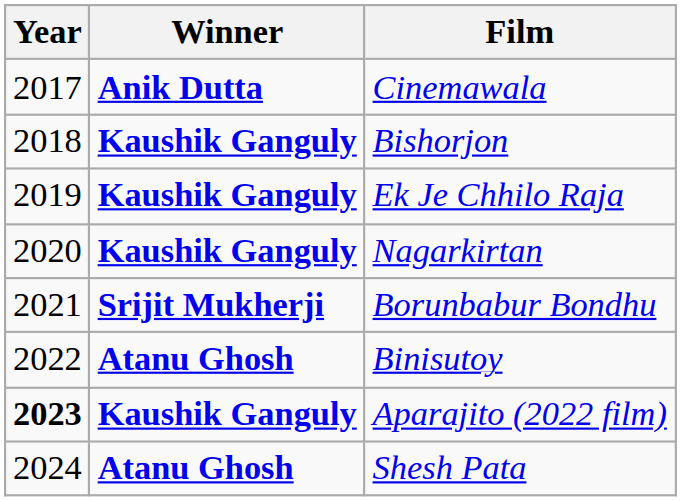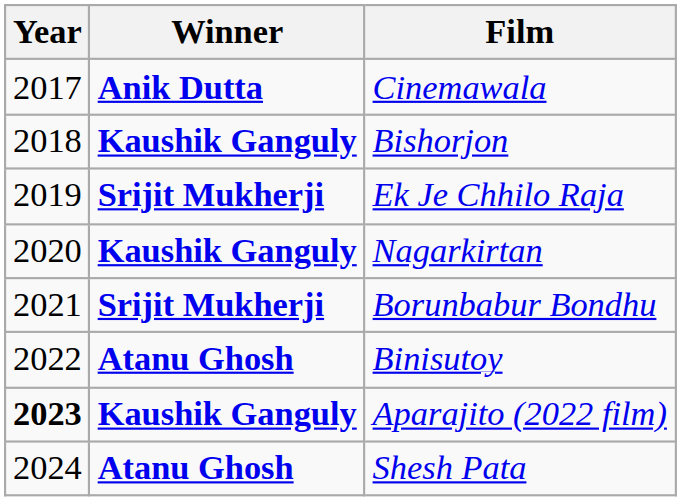(227, 195) Kaushik Ganguly -> (211, 195) Srijit Mukherji
